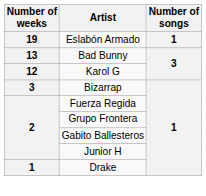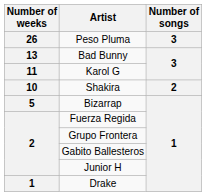+ row: (103, 39)
- row: (103, 39)
(32, 71) 12 -> (32, 71) 11
+ row: (103, 87)
(32, 87) 3 -> (32, 103) 5
